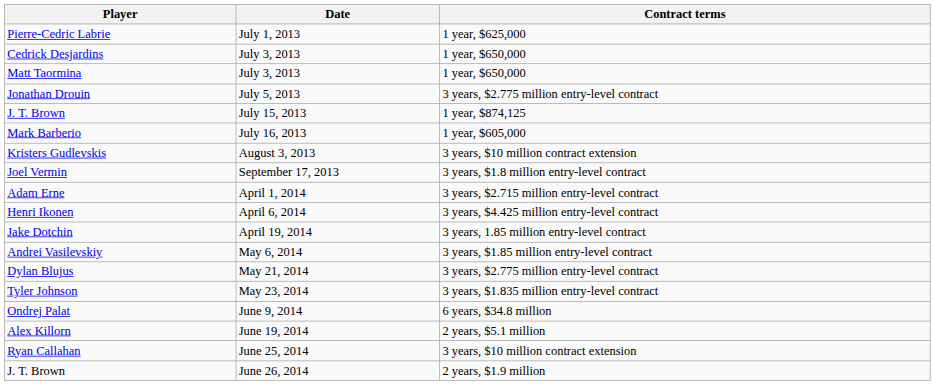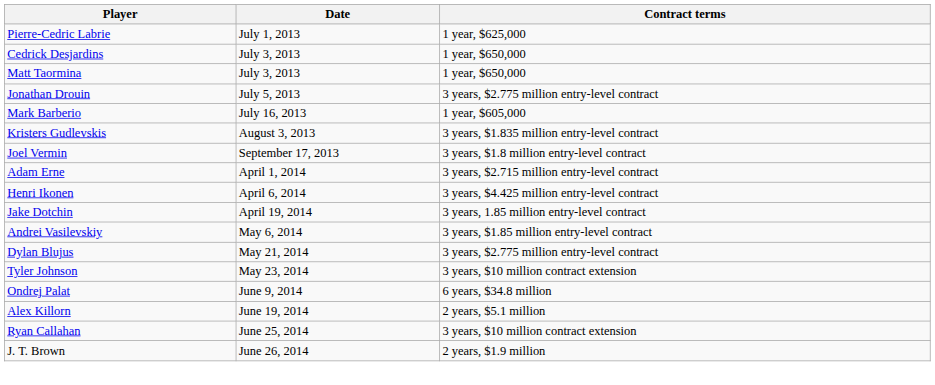- row: (36, 113)
(539, 152) 3 years, $10 million contract extension -> (550, 133) 3 years, $1.835 million entry-level contract
(550, 291) 3 years, $1.835 million entry-level contract -> (539, 271) 3 years, $10 million contract extension
